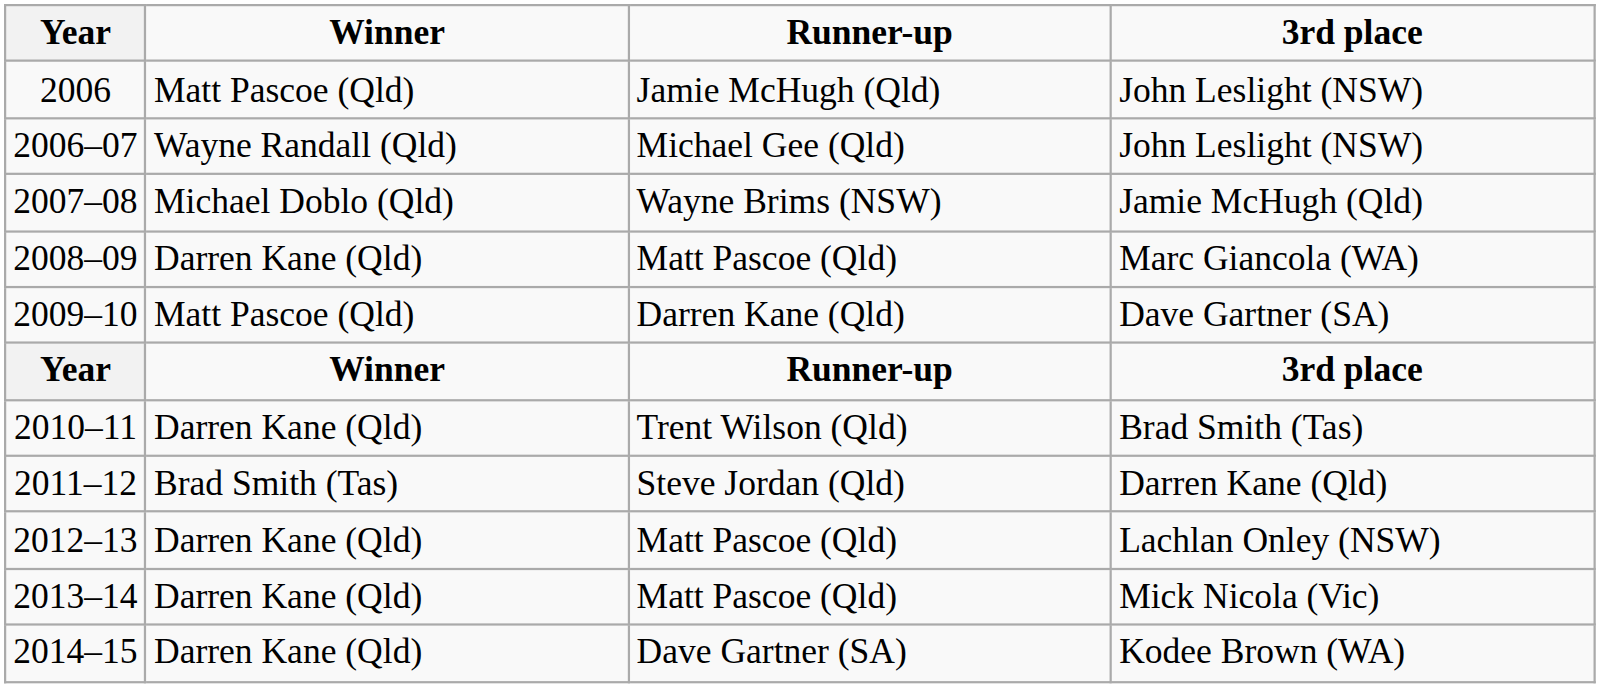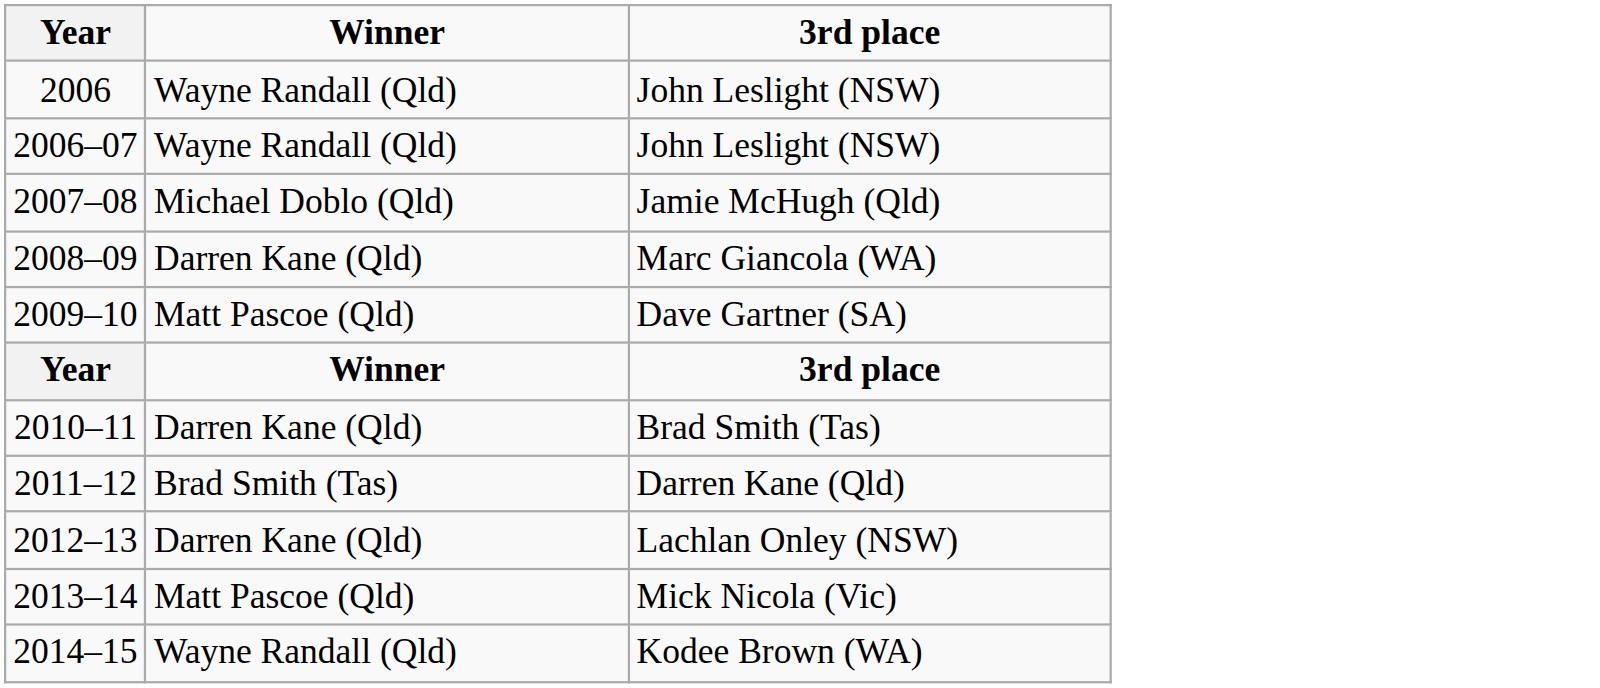- column: (870, 32)
(284, 88) Matt Pascoe (Qld) -> (305, 88) Wayne Randall (Qld)
(288, 595) Darren Kane (Qld) -> (284, 595) Matt Pascoe (Qld)
(288, 652) Darren Kane (Qld) -> (305, 652) Wayne Randall (Qld)
